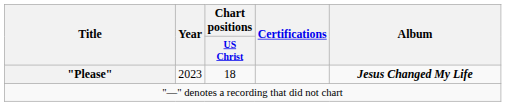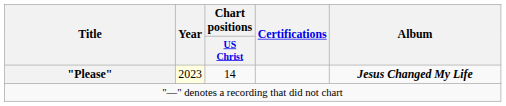(190, 74) no background -> (190, 74) lightyellow background
(230, 74) 18 -> (230, 74) 14
